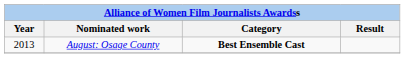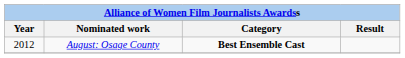(24, 45) 2013 -> (24, 45) 2012
